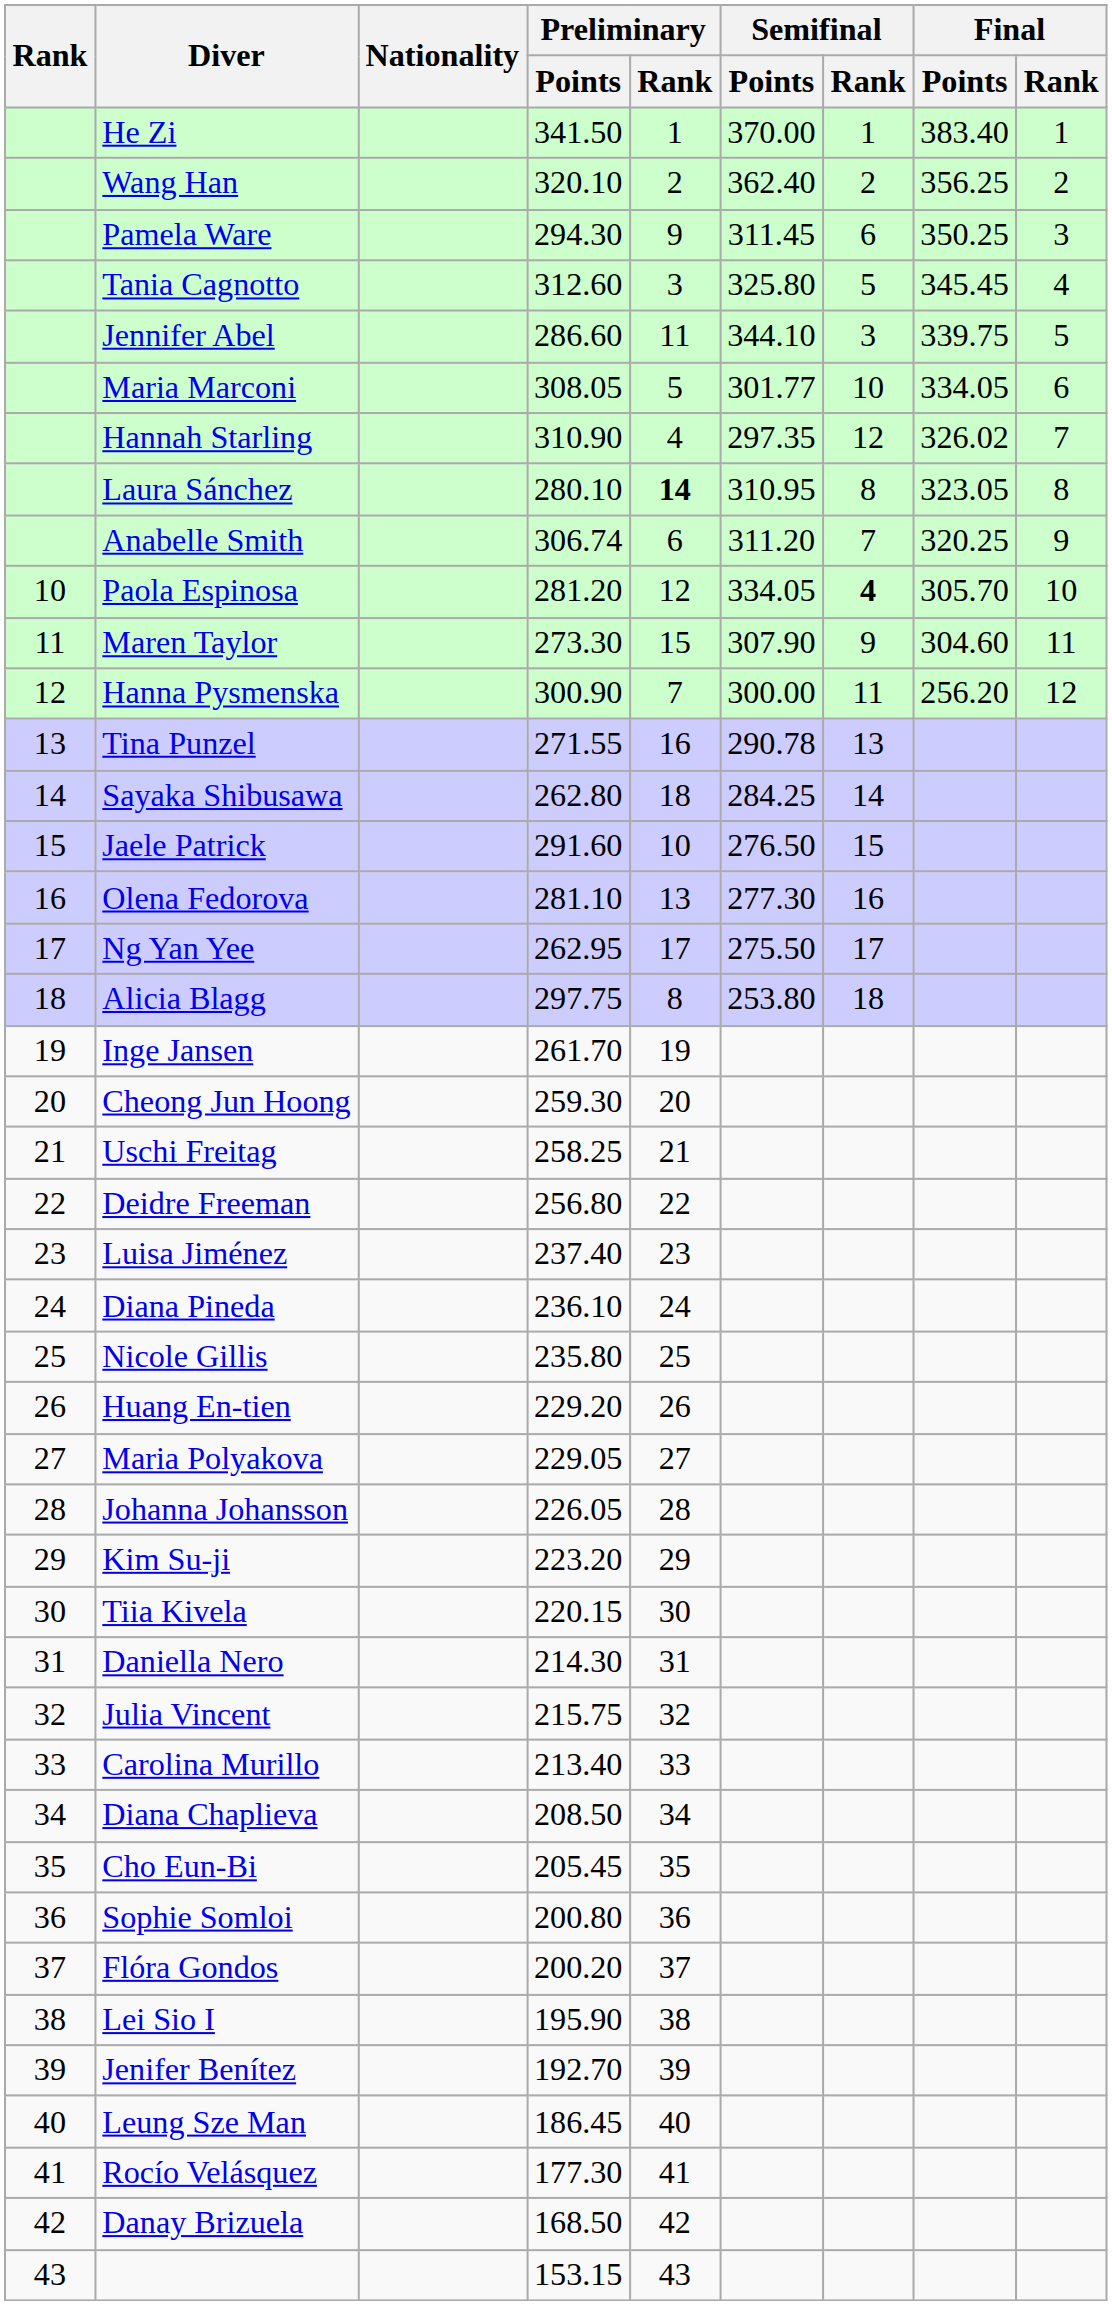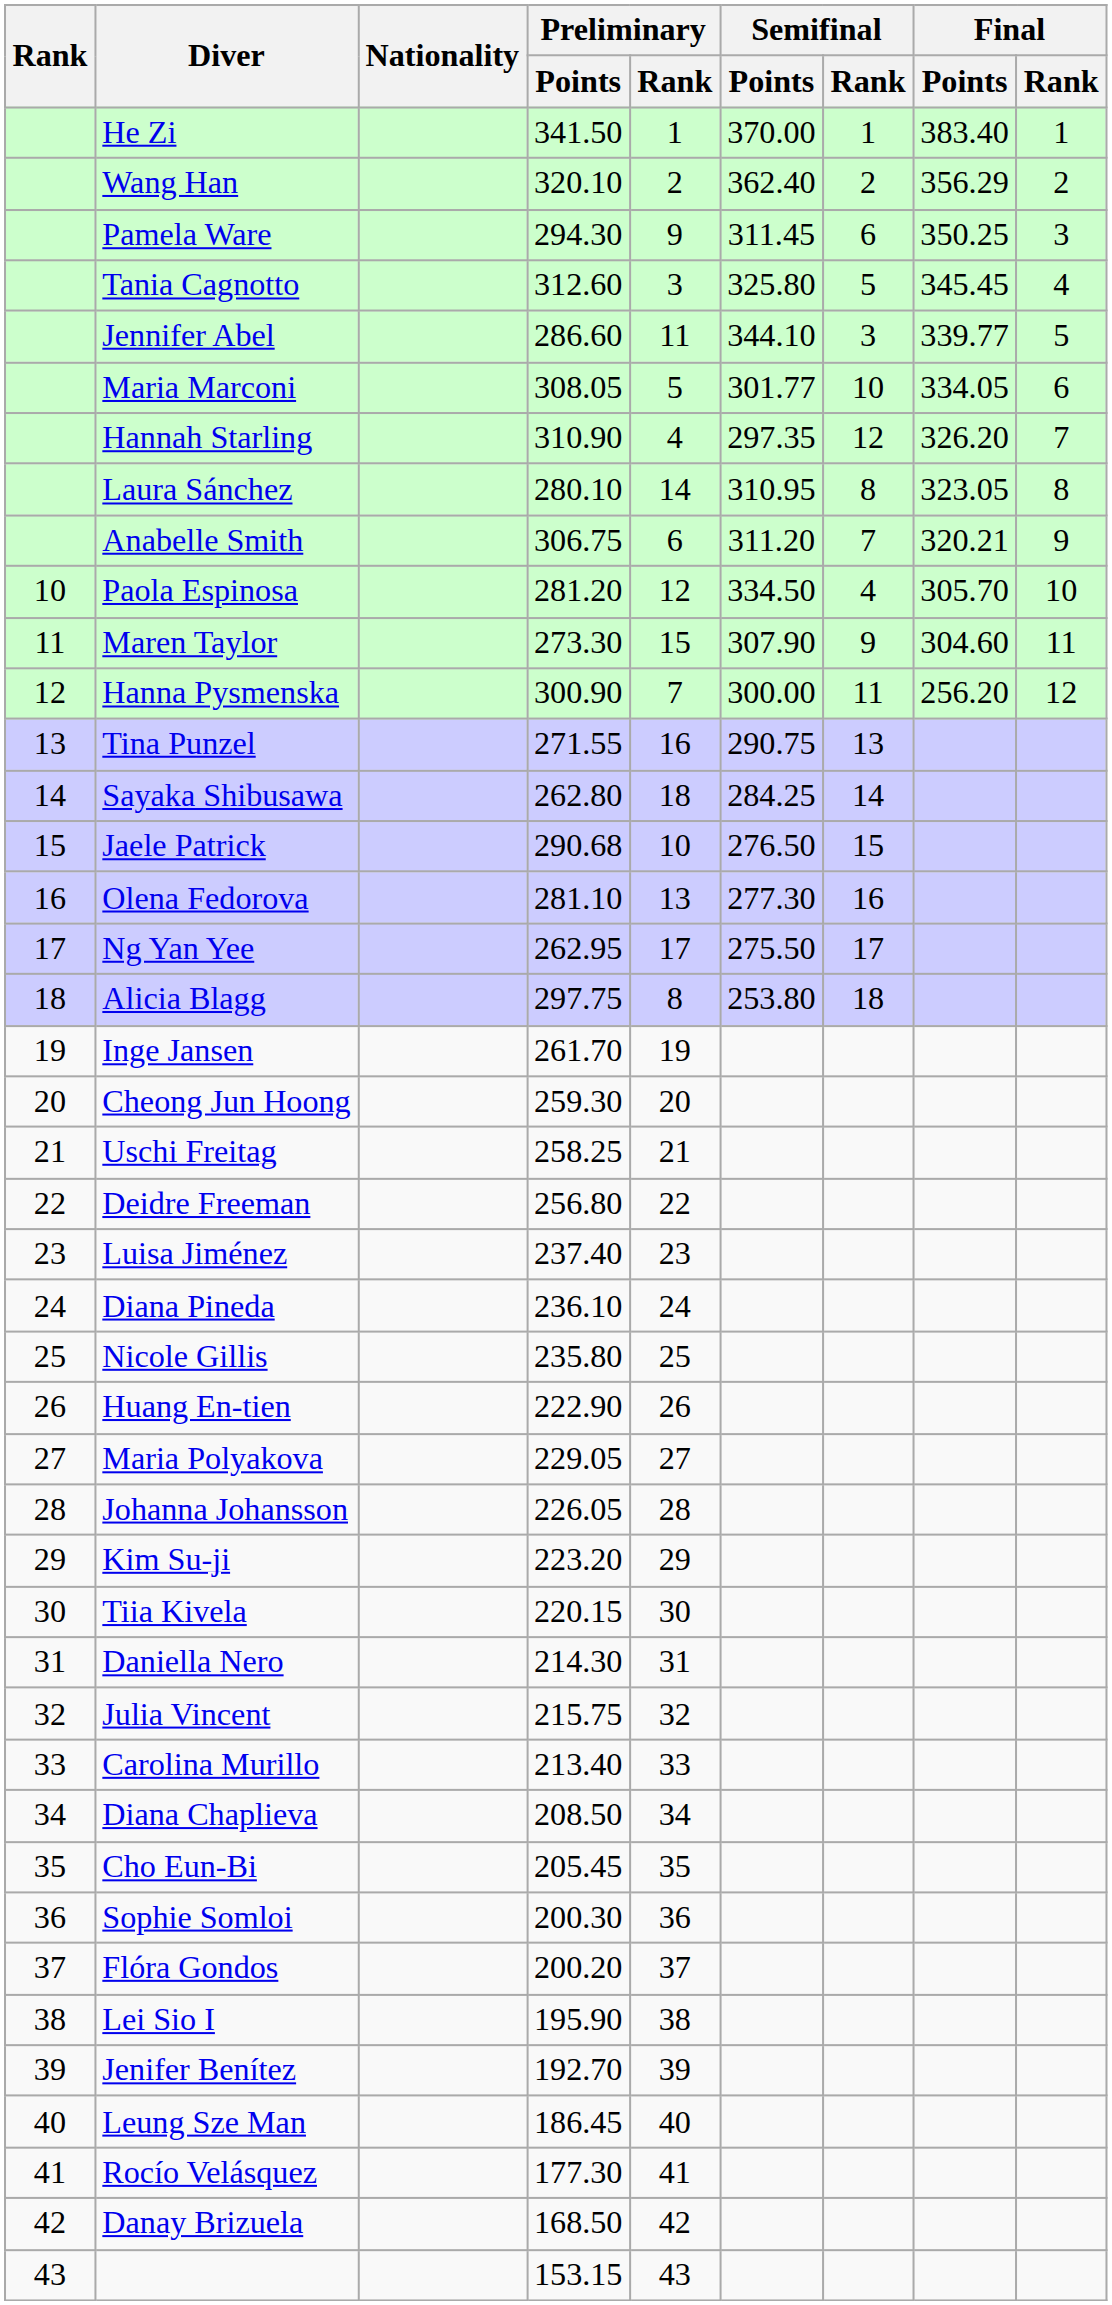(965, 183) 356.25 -> (965, 183) 356.29
(965, 336) 339.75 -> (965, 336) 339.77
(965, 438) 326.02 -> (965, 438) 326.20
(675, 489) bold -> (675, 489) normal
(578, 540) 306.74 -> (578, 540) 306.75
(965, 540) 320.25 -> (965, 540) 320.21
(771, 591) 334.05 -> (771, 591) 334.50
(868, 591) bold -> (868, 591) normal
(771, 744) 290.78 -> (771, 744) 290.75
(578, 846) 291.60 -> (578, 846) 290.68
(578, 1407) 229.20 -> (578, 1407) 222.90
(578, 1917) 200.80 -> (578, 1917) 200.30
